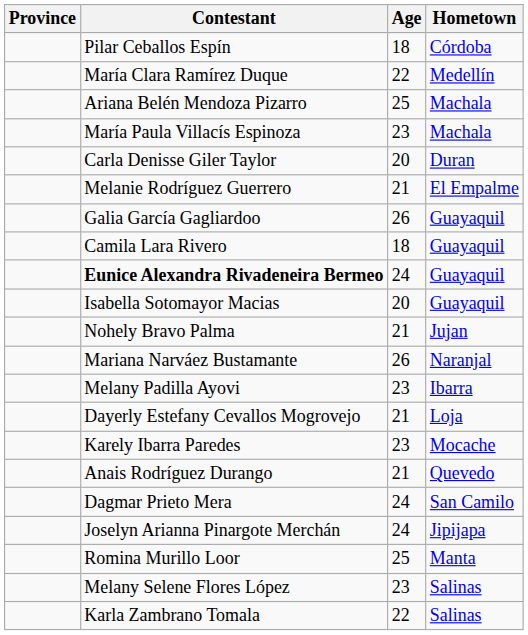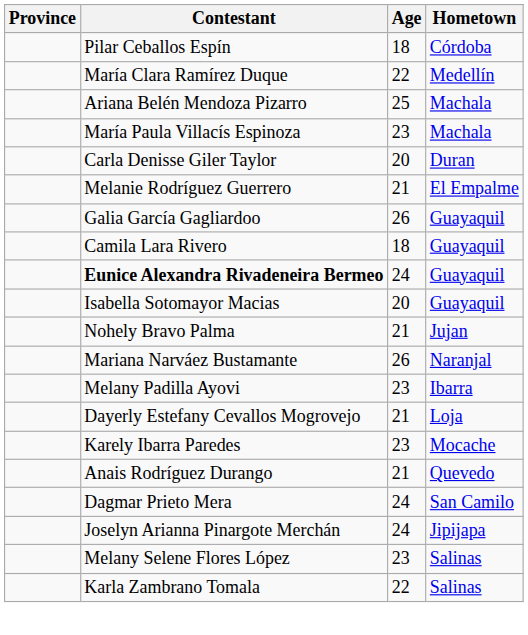- row: (162, 558)
